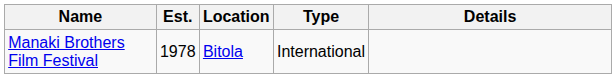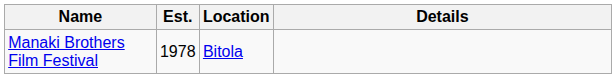- column: (321, 17)
